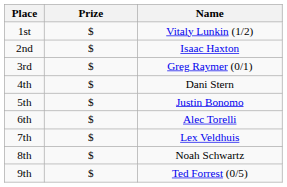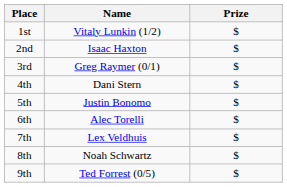columns swapped: (210, 13) <-> (91, 13)
